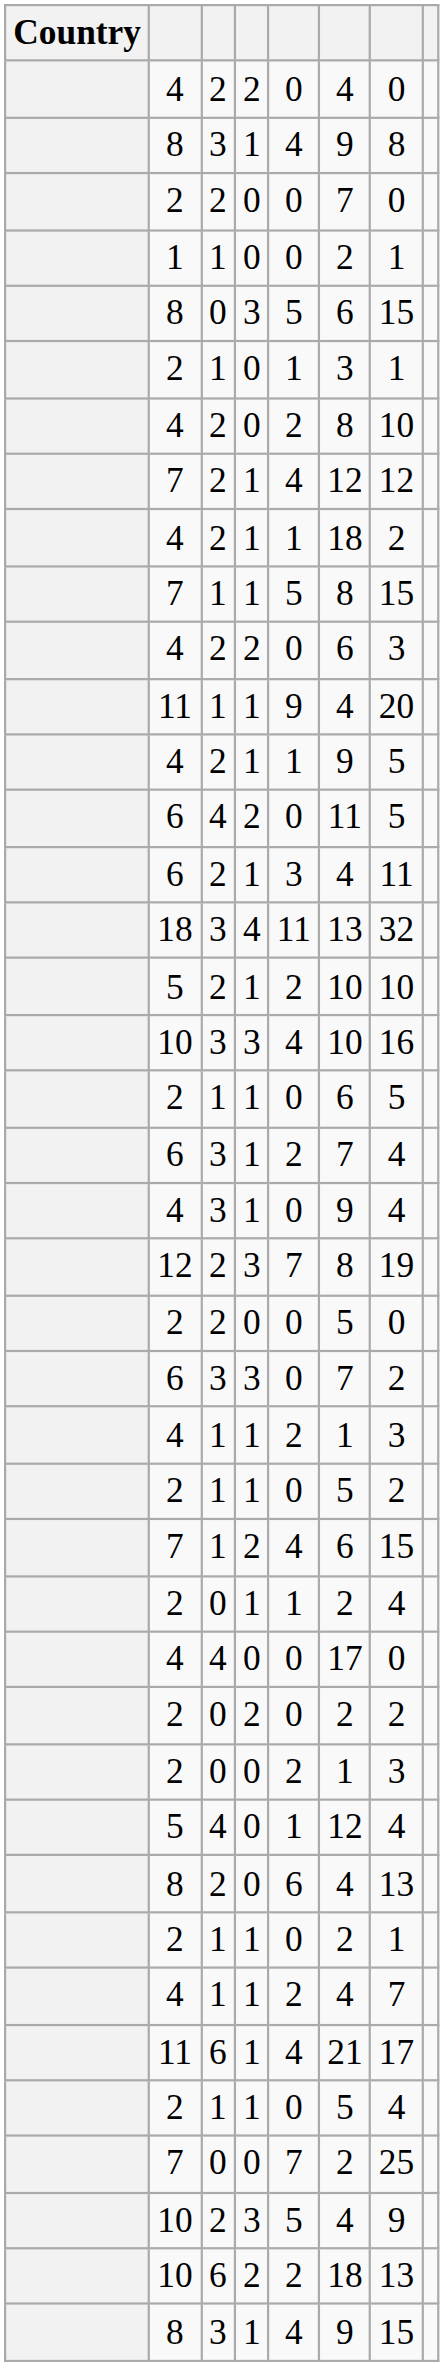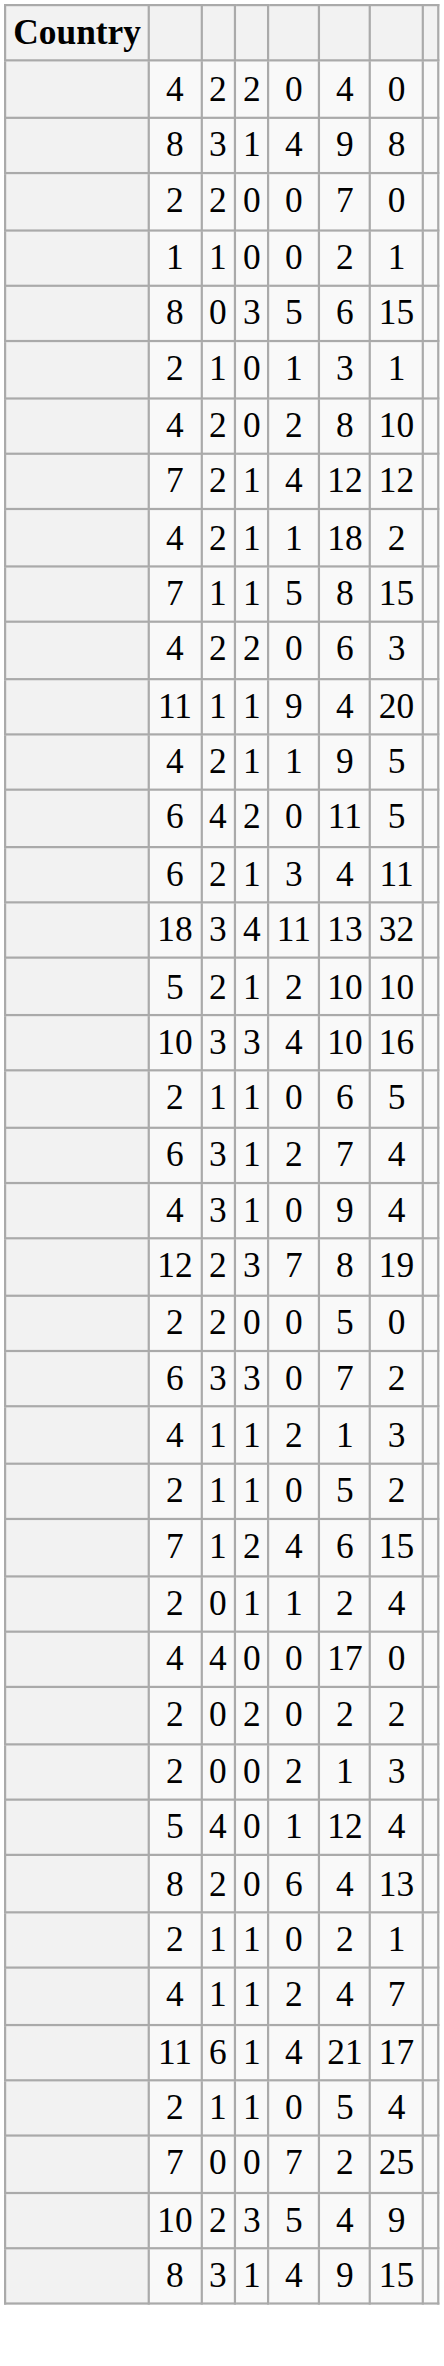- row: (175, 2275)
